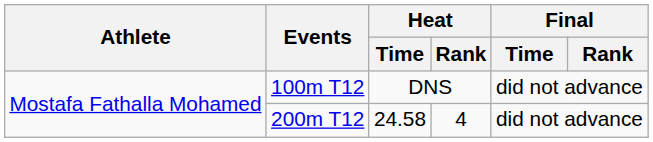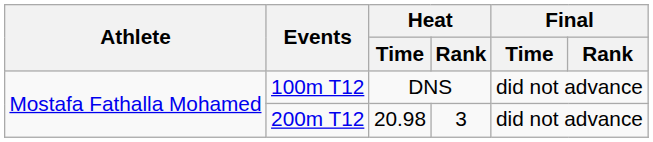(400, 119) 24.58 -> (400, 119) 20.98
(461, 119) 4 -> (461, 119) 3
